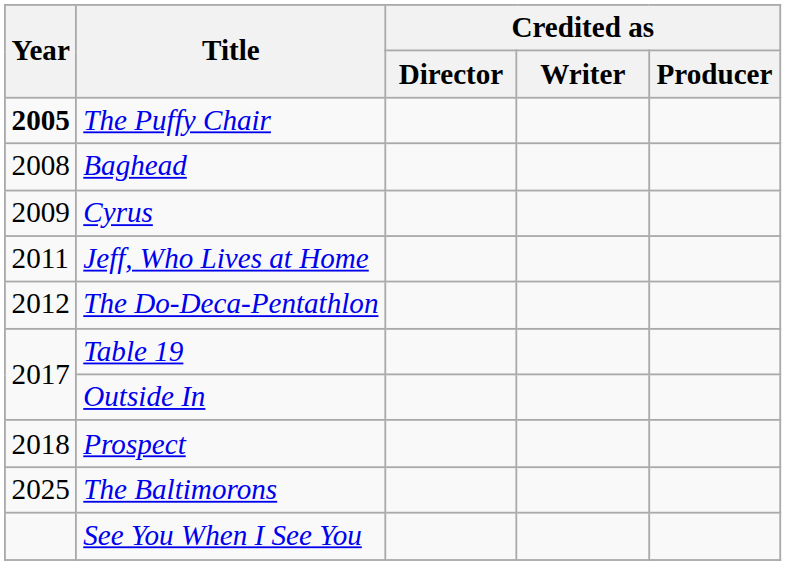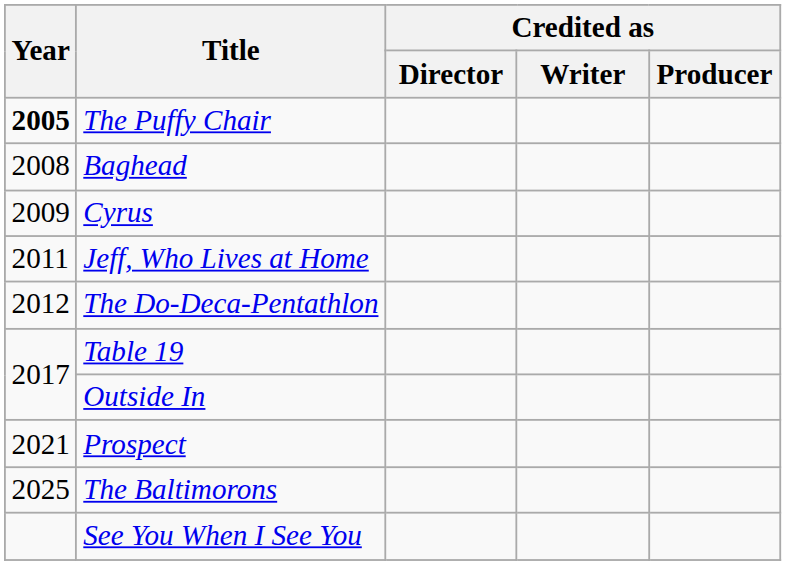(41, 443) 2018 -> (41, 443) 2021
